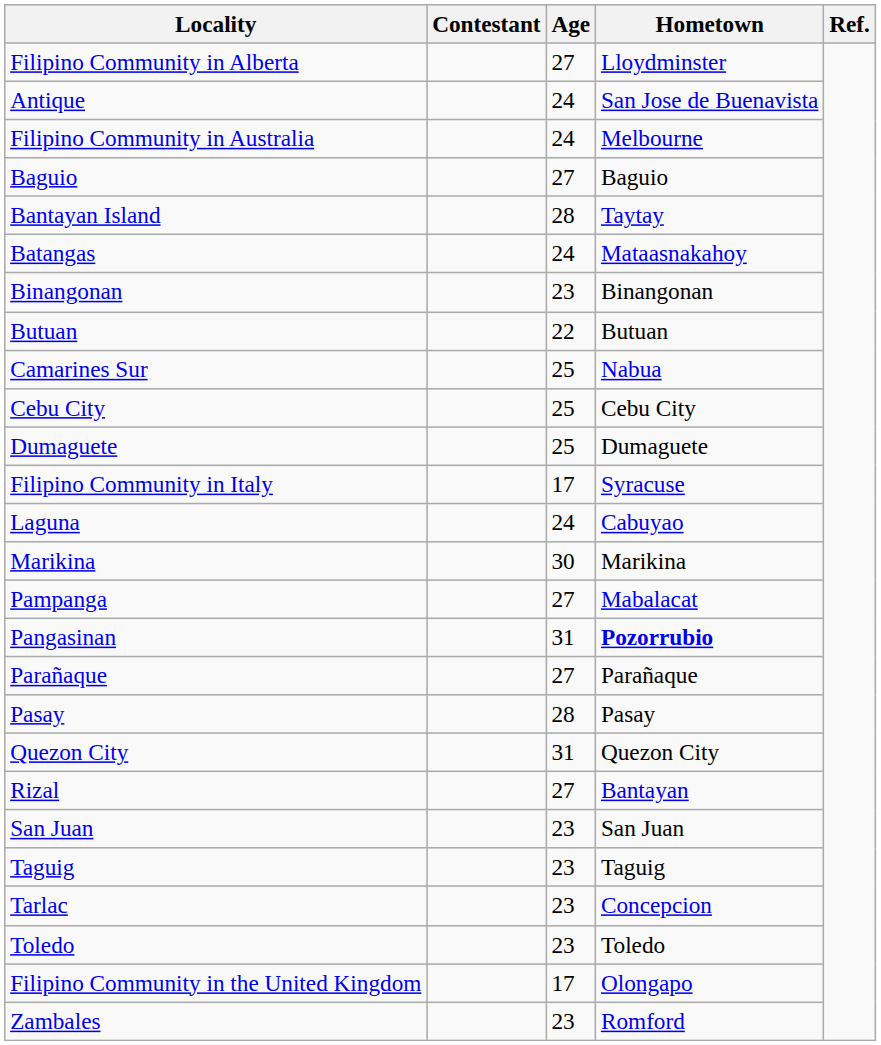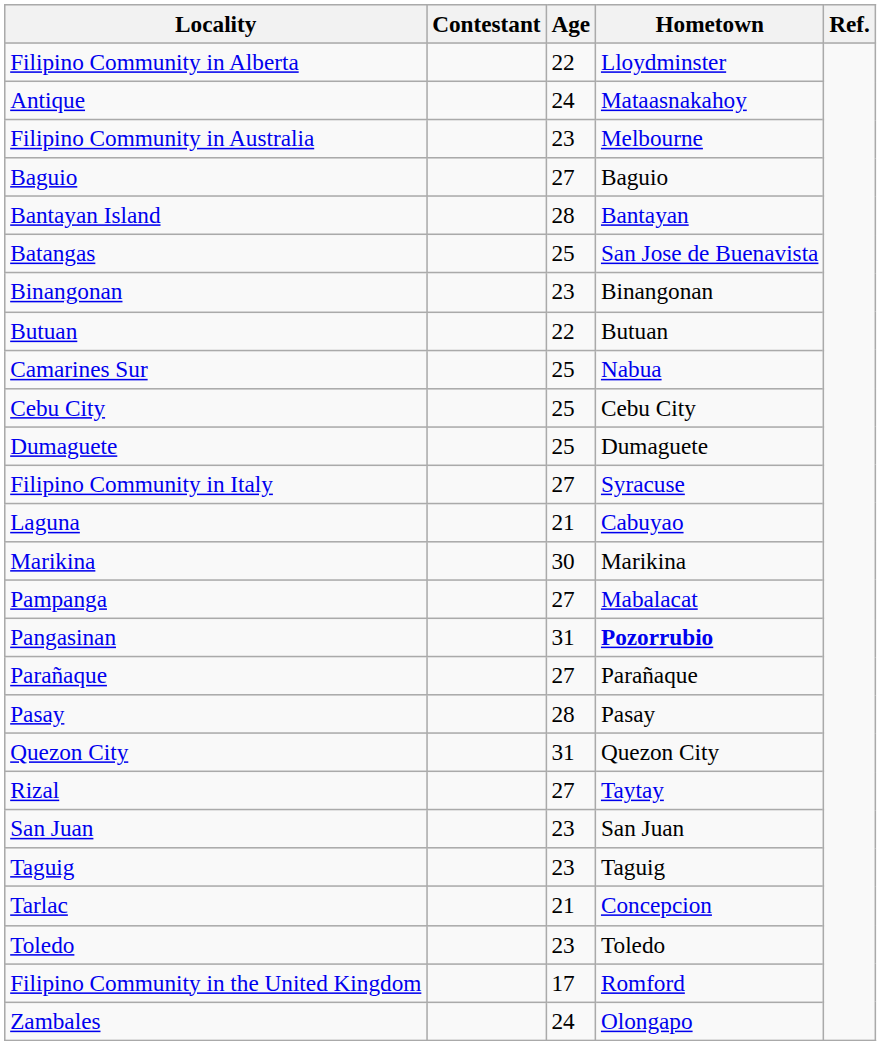(563, 62) 27 -> (563, 62) 22
(710, 100) San Jose de Buenavista -> (674, 100) Mataasnakahoy
(563, 138) 24 -> (563, 138) 23
(632, 215) Taytay -> (645, 215) Bantayan
(563, 253) 24 -> (563, 253) 25
(674, 253) Mataasnakahoy -> (710, 253) San Jose de Buenavista
(563, 484) 17 -> (563, 484) 27
(563, 522) 24 -> (563, 522) 21
(645, 790) Bantayan -> (632, 790) Taytay
(563, 905) 23 -> (563, 905) 21
(647, 982) Olongapo -> (643, 982) Romford
(563, 1020) 23 -> (563, 1020) 24
(643, 1020) Romford -> (647, 1020) Olongapo
